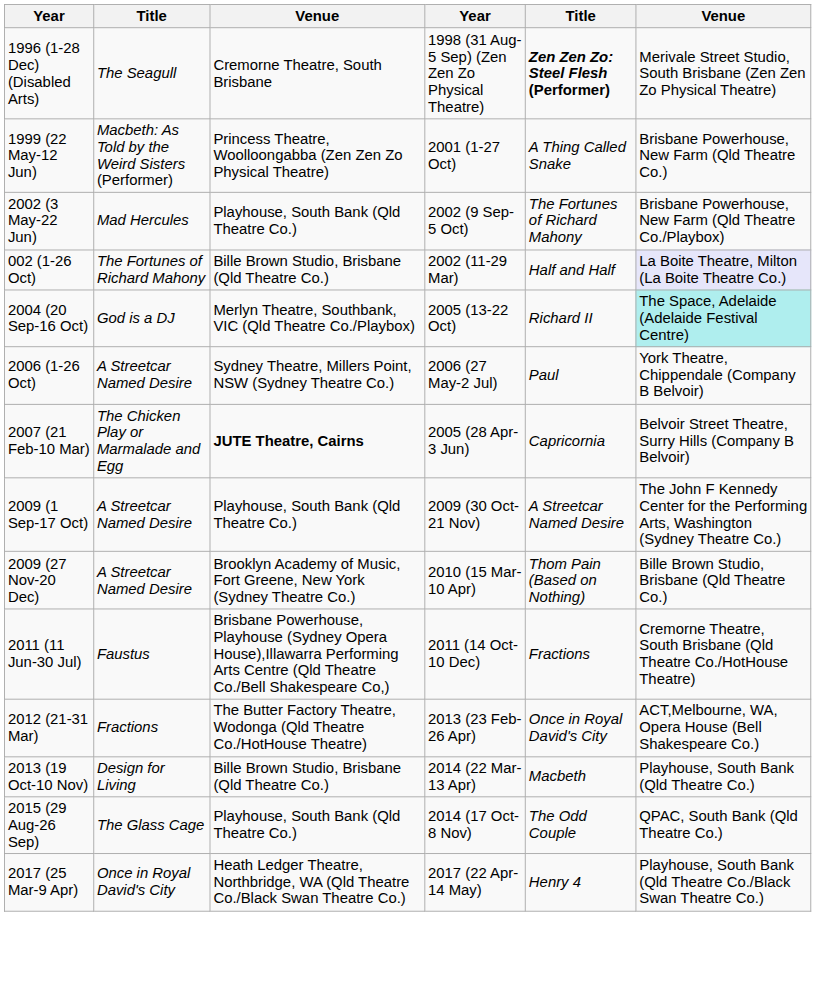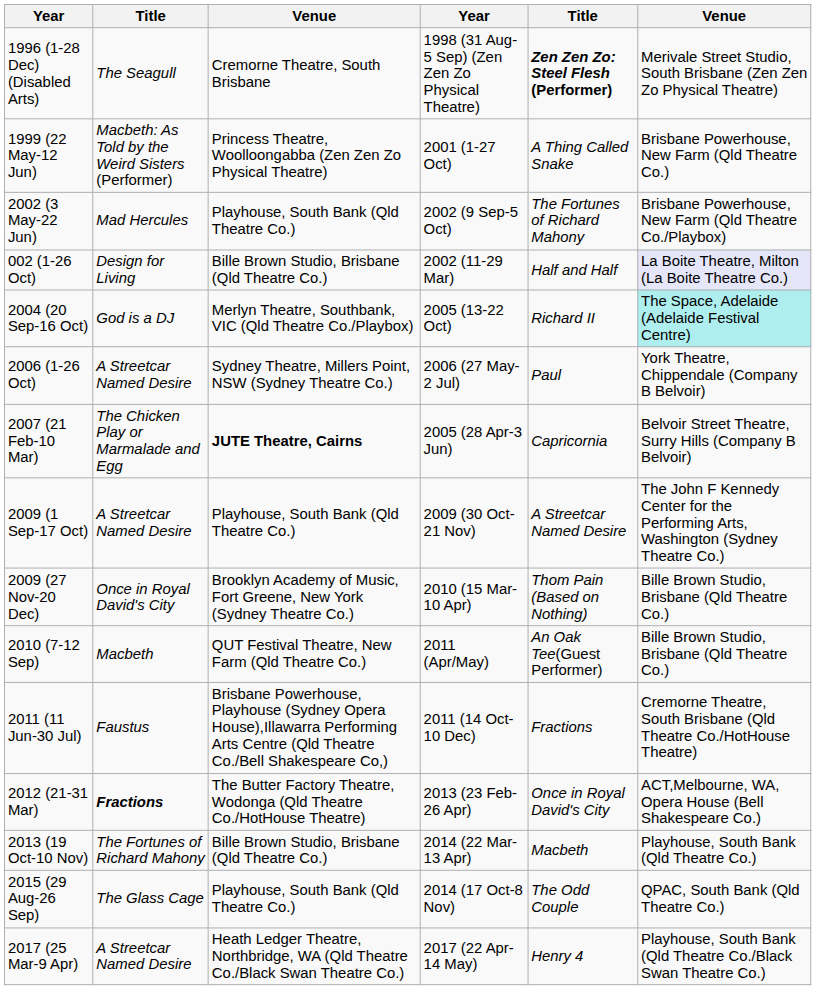(151, 269) The Fortunes of Richard Mahony -> (130, 269) Design for Living
(144, 580) A Streetcar Named Desire -> (143, 596) Once in Royal David's City
+ row: (44, 654)
(127, 727) normal -> (130, 801) bold
(131, 776) Design for Living -> (151, 850) The Fortunes of Richard Mahony
(144, 882) Once in Royal David's City -> (144, 956) A Streetcar Named Desire
